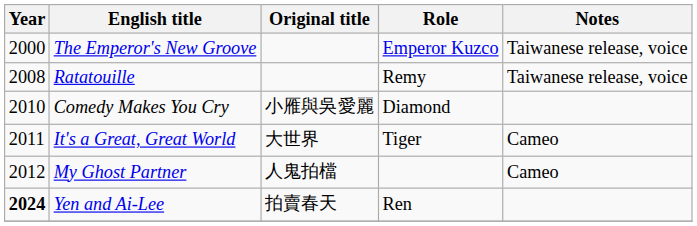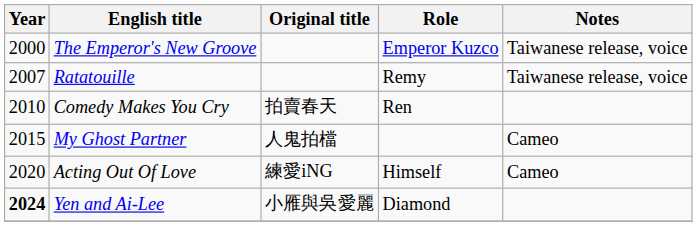(27, 76) 2008 -> (27, 76) 2007
(319, 106) 小雁與吳愛麗 -> (301, 106) 拍賣春天
(417, 107) Diamond -> (397, 107) Ren
- row: (145, 139)
(27, 172) 2012 -> (27, 139) 2015
+ row: (125, 172)
(301, 203) 拍賣春天 -> (319, 203) 小雁與吳愛麗
(397, 204) Ren -> (417, 204) Diamond
